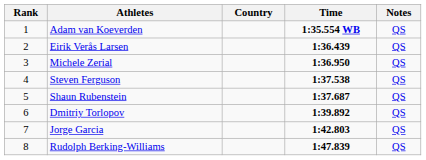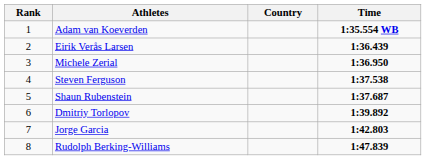- column: (399, 12)
